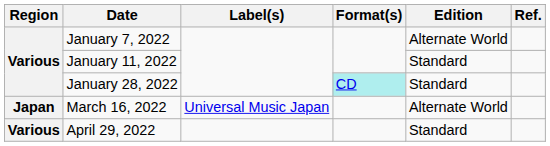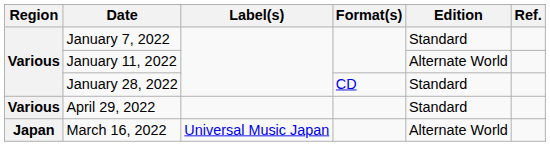(458, 38) Alternate World -> (438, 38) Standard
(438, 61) Standard -> (458, 61) Alternate World
(346, 84) paleturquoise background -> (346, 84) no background
rows swapped: (116, 107) <-> (111, 130)
